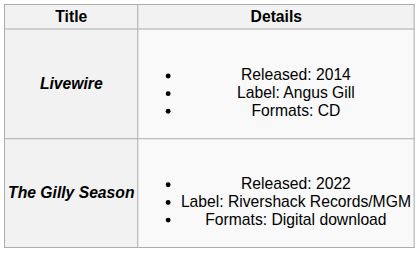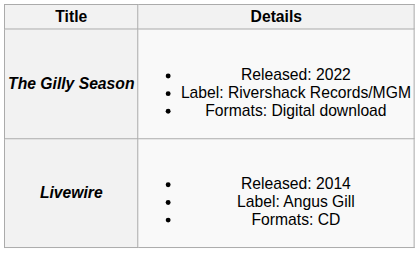rows swapped: (71, 83) <-> (71, 193)
